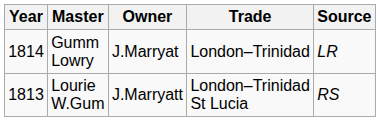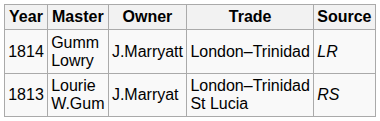(145, 51) J.Marryat -> (147, 51) J.Marryatt
(147, 94) J.Marryatt -> (145, 94) J.Marryat
